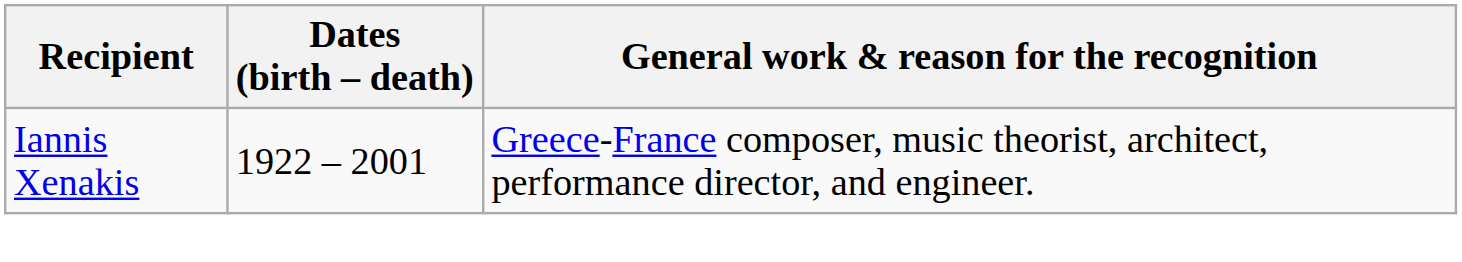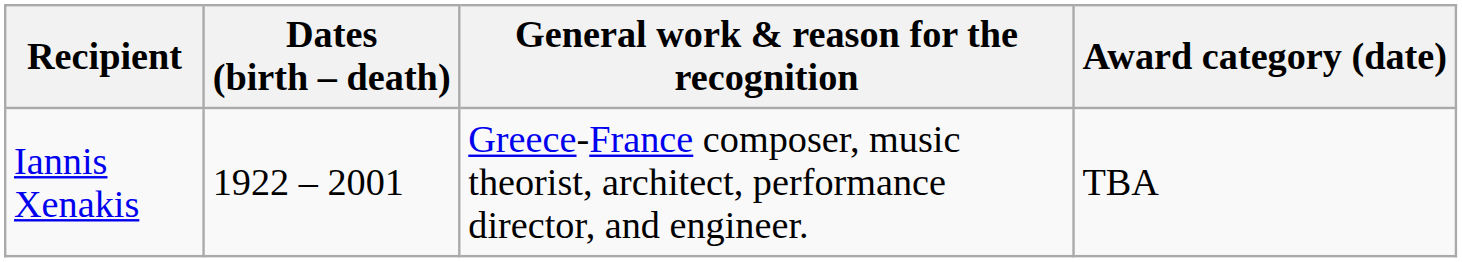+ column: (1265, 56)
